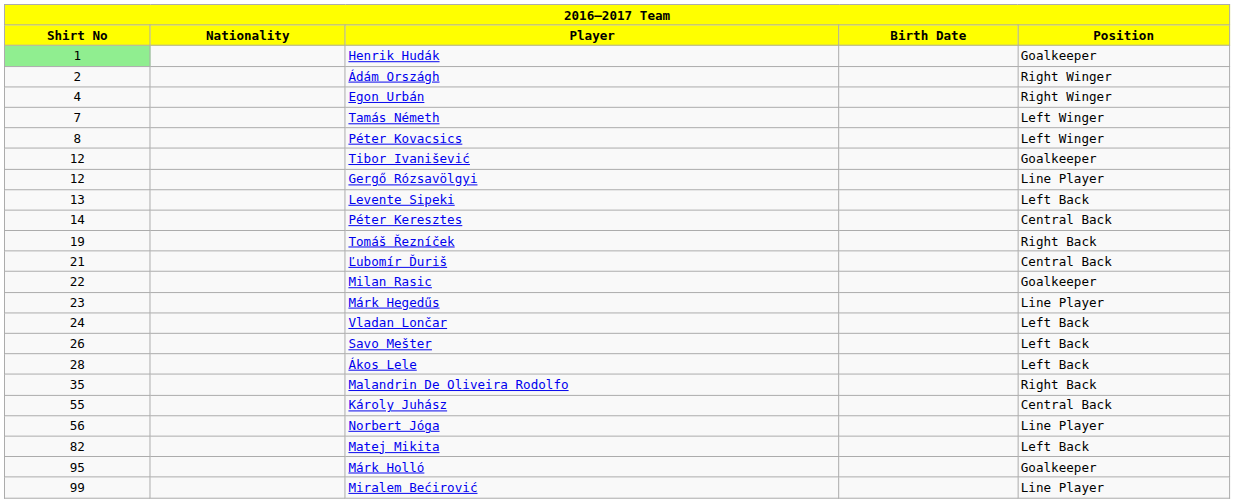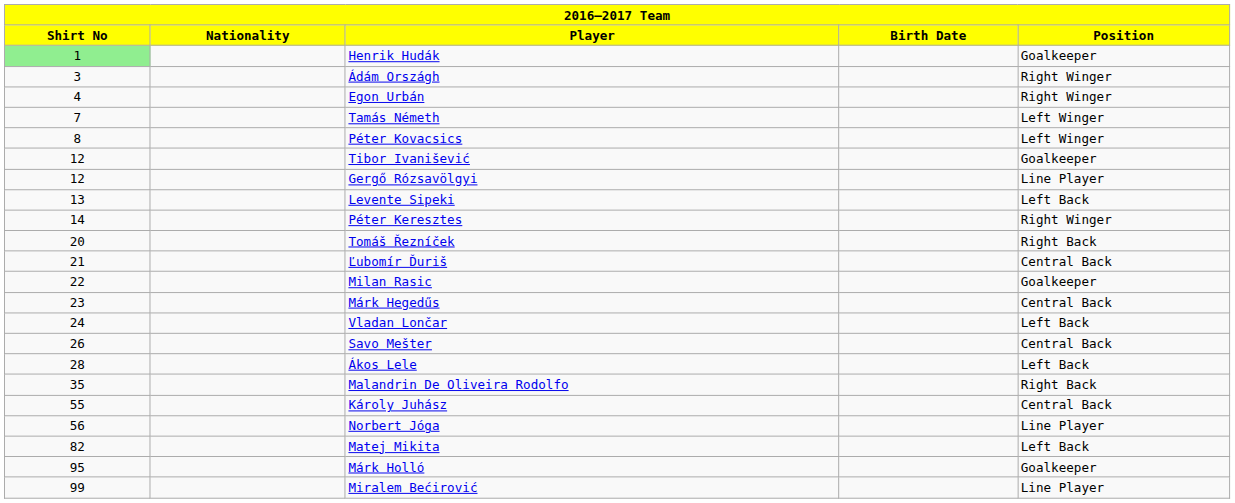(77, 76) 2 -> (77, 76) 3
(1066, 220) Central Back -> (1066, 220) Right Winger
(77, 241) 19 -> (77, 241) 20
(1062, 302) Line Player -> (1066, 302) Central Back
(1055, 344) Left Back -> (1066, 344) Central Back
